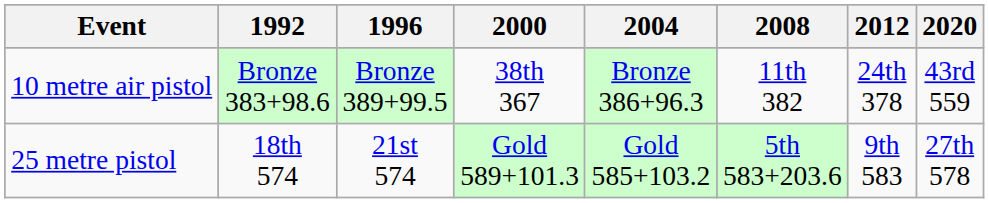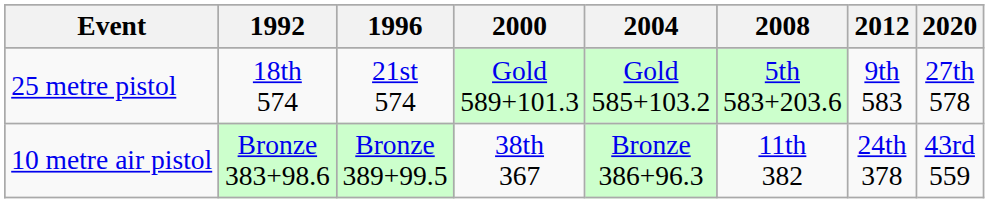rows swapped: (94, 160) <-> (112, 85)
